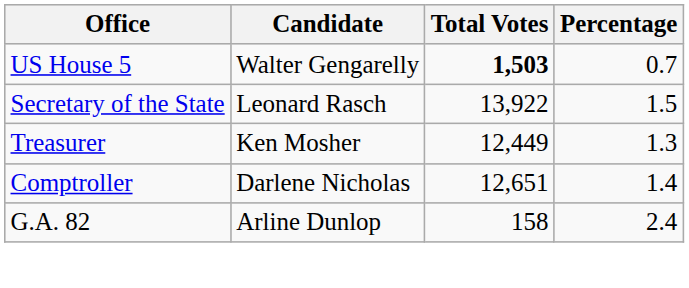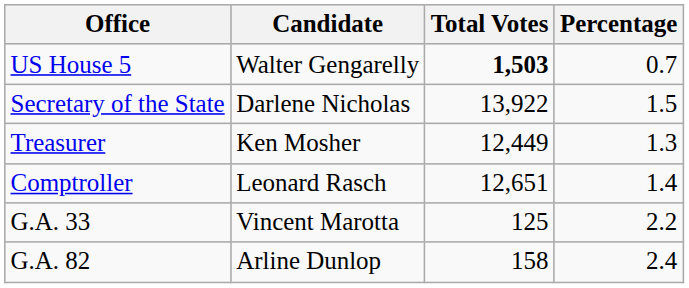(311, 103) Leonard Rasch -> (323, 103) Darlene Nicholas
(323, 182) Darlene Nicholas -> (311, 182) Leonard Rasch
+ row: (50, 222)
